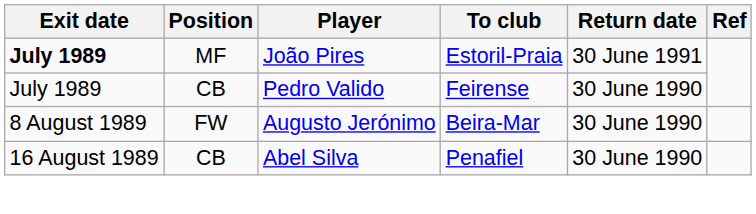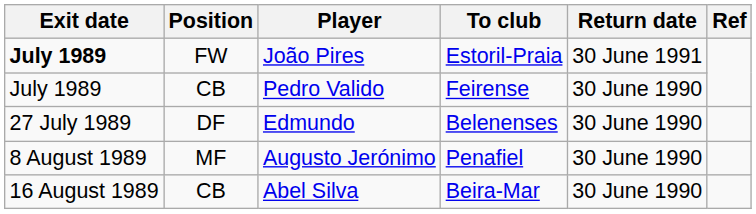(211, 55) MF -> (211, 55) FW
+ row: (309, 123)
(211, 123) FW -> (211, 157) MF
(493, 123) Beira-Mar -> (484, 157) Penafiel
(484, 157) Penafiel -> (493, 191) Beira-Mar
